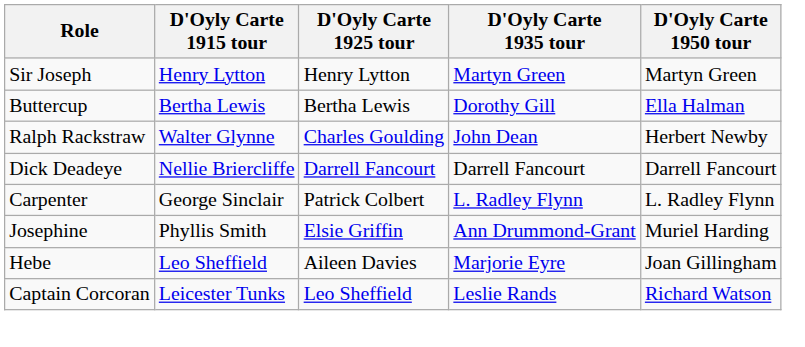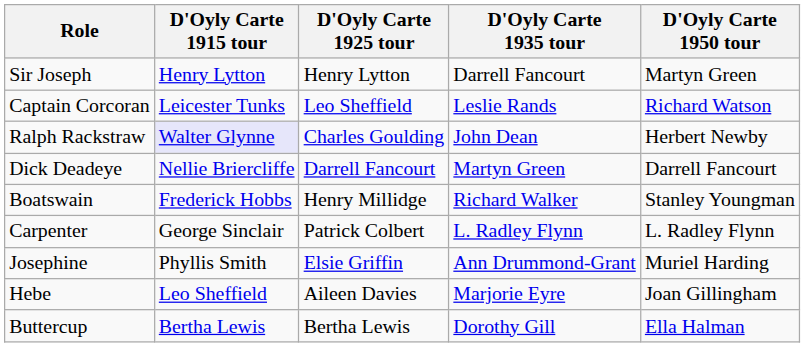(509, 74) Martyn Green -> (519, 74) Darrell Fancourt
rows swapped: (79, 294) <-> (48, 105)
(217, 136) no background -> (217, 136) lavender background
(519, 168) Darrell Fancourt -> (509, 168) Martyn Green
+ row: (51, 199)
